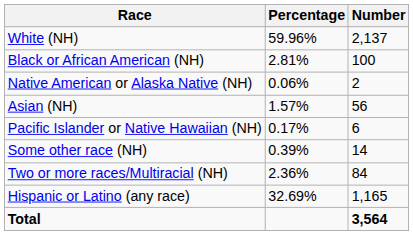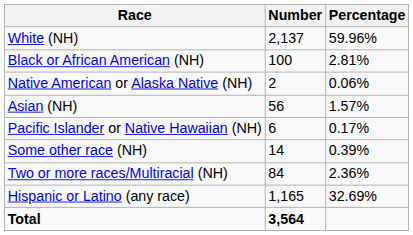columns swapped: (379, 15) <-> (307, 15)
